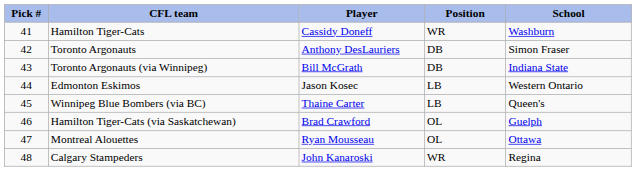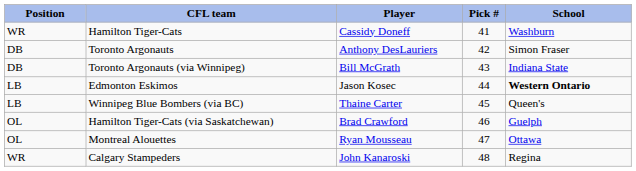columns swapped: (26, 13) <-> (465, 13)
(546, 85) normal -> (549, 85) bold
